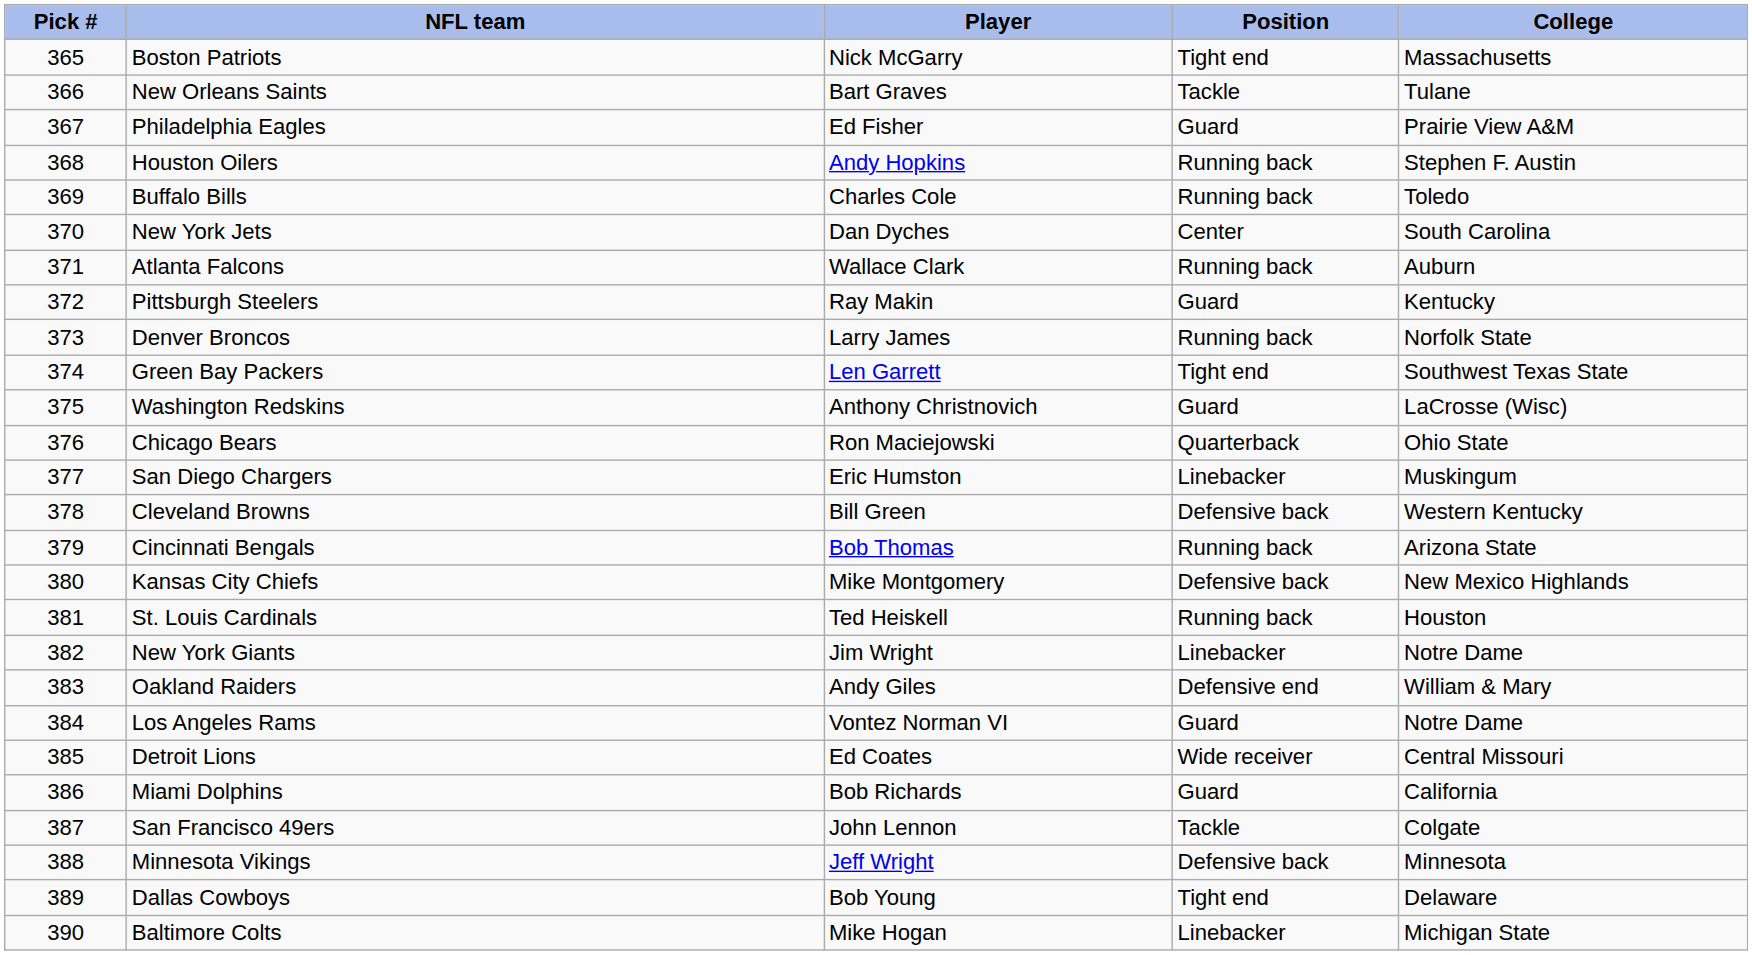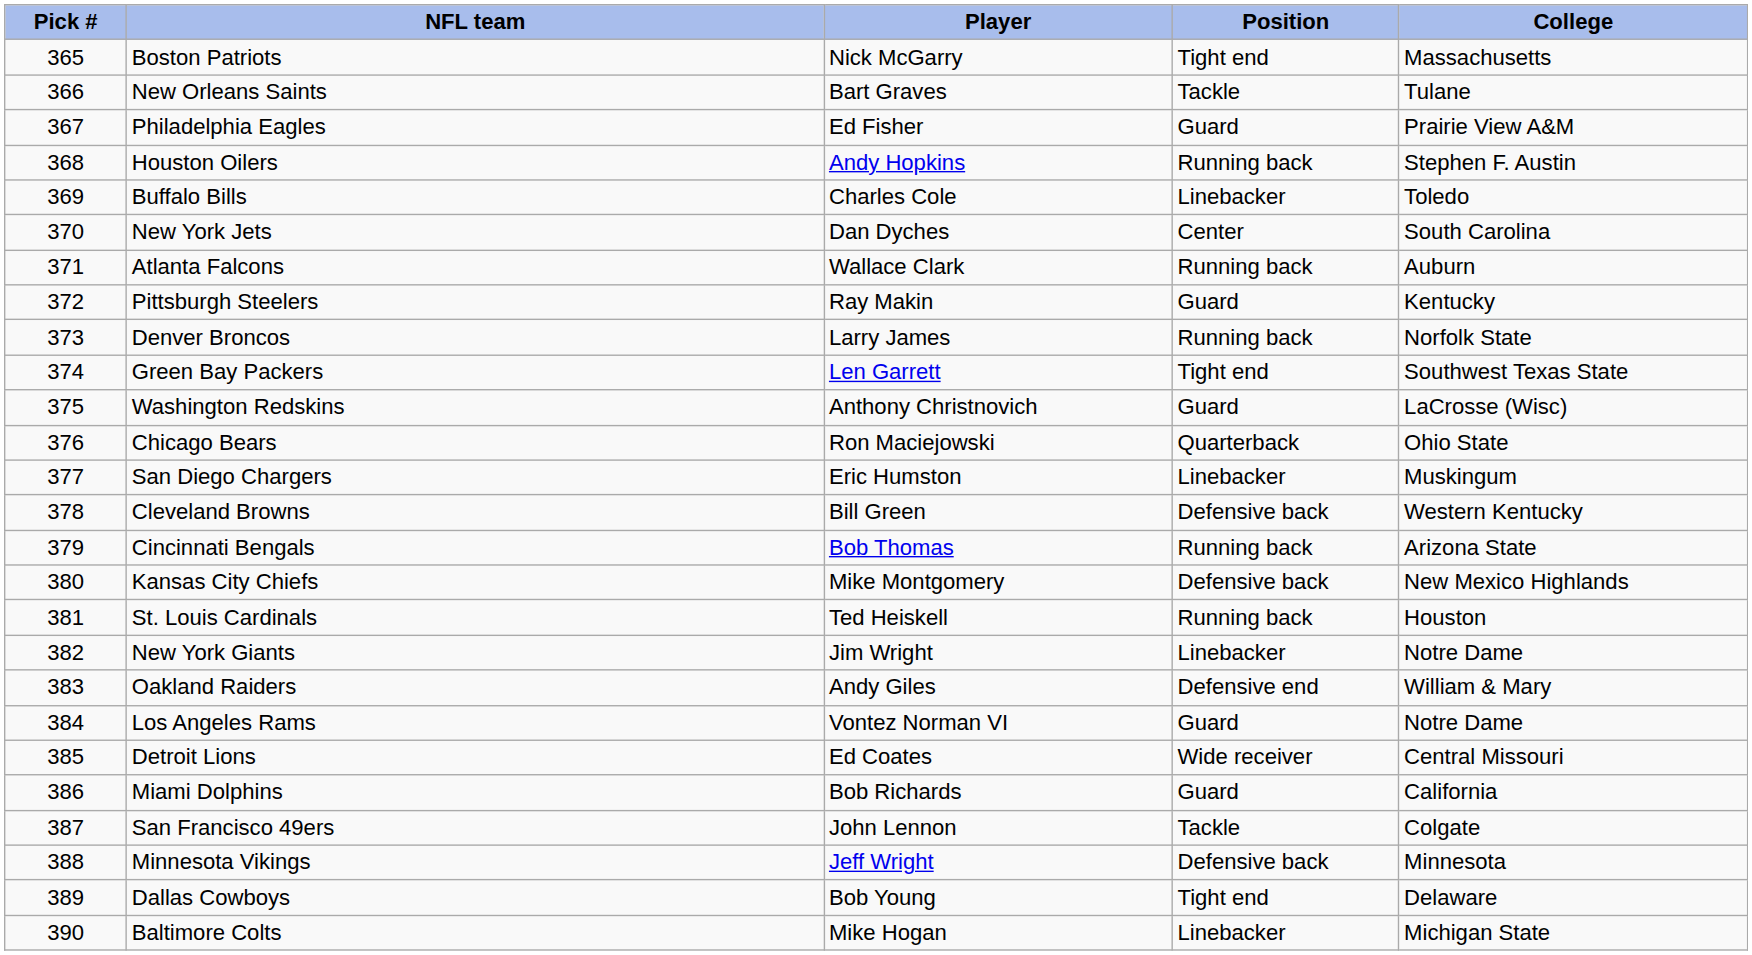(1245, 197) Running back -> (1232, 197) Linebacker
